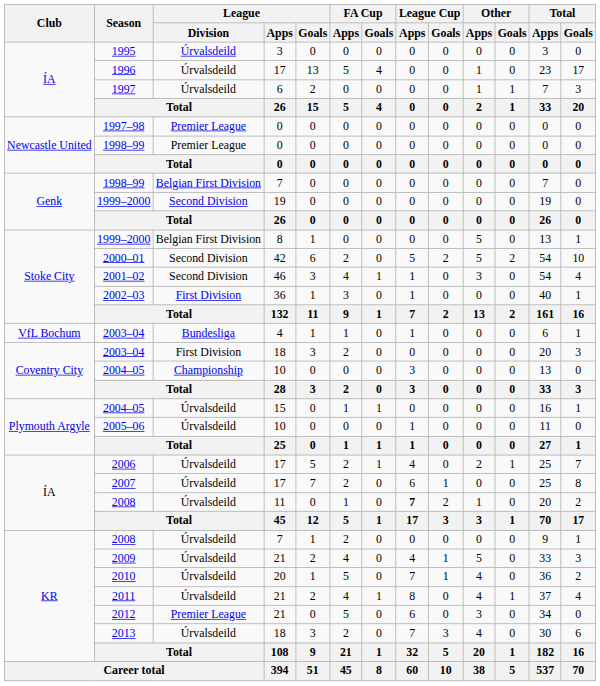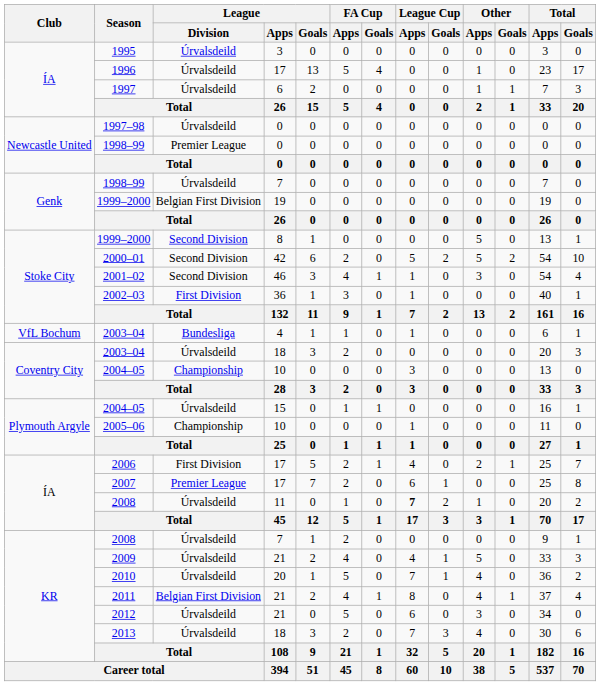(208, 126) Premier League -> (208, 126) Úrvalsdeild
(208, 182) Belgian First Division -> (208, 182) Úrvalsdeild
(208, 201) Second Division -> (208, 201) Belgian First Division
(208, 239) Belgian First Division -> (208, 239) Second Division
(208, 351) First Division -> (208, 351) Úrvalsdeild
(208, 426) Úrvalsdeild -> (208, 426) Championship
(208, 464) Úrvalsdeild -> (208, 464) First Division
(208, 483) Úrvalsdeild -> (208, 483) Premier League
(208, 595) Úrvalsdeild -> (208, 595) Belgian First Division
(208, 614) Premier League -> (208, 614) Úrvalsdeild
